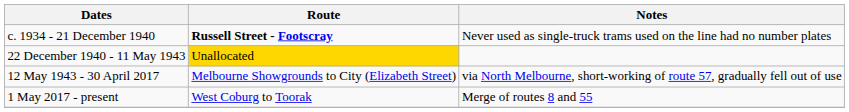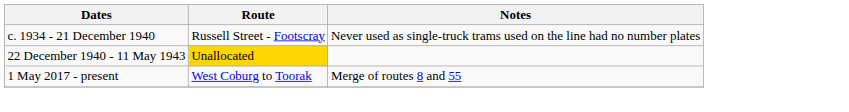(262, 35) bold -> (258, 35) normal
- row: (83, 76)
